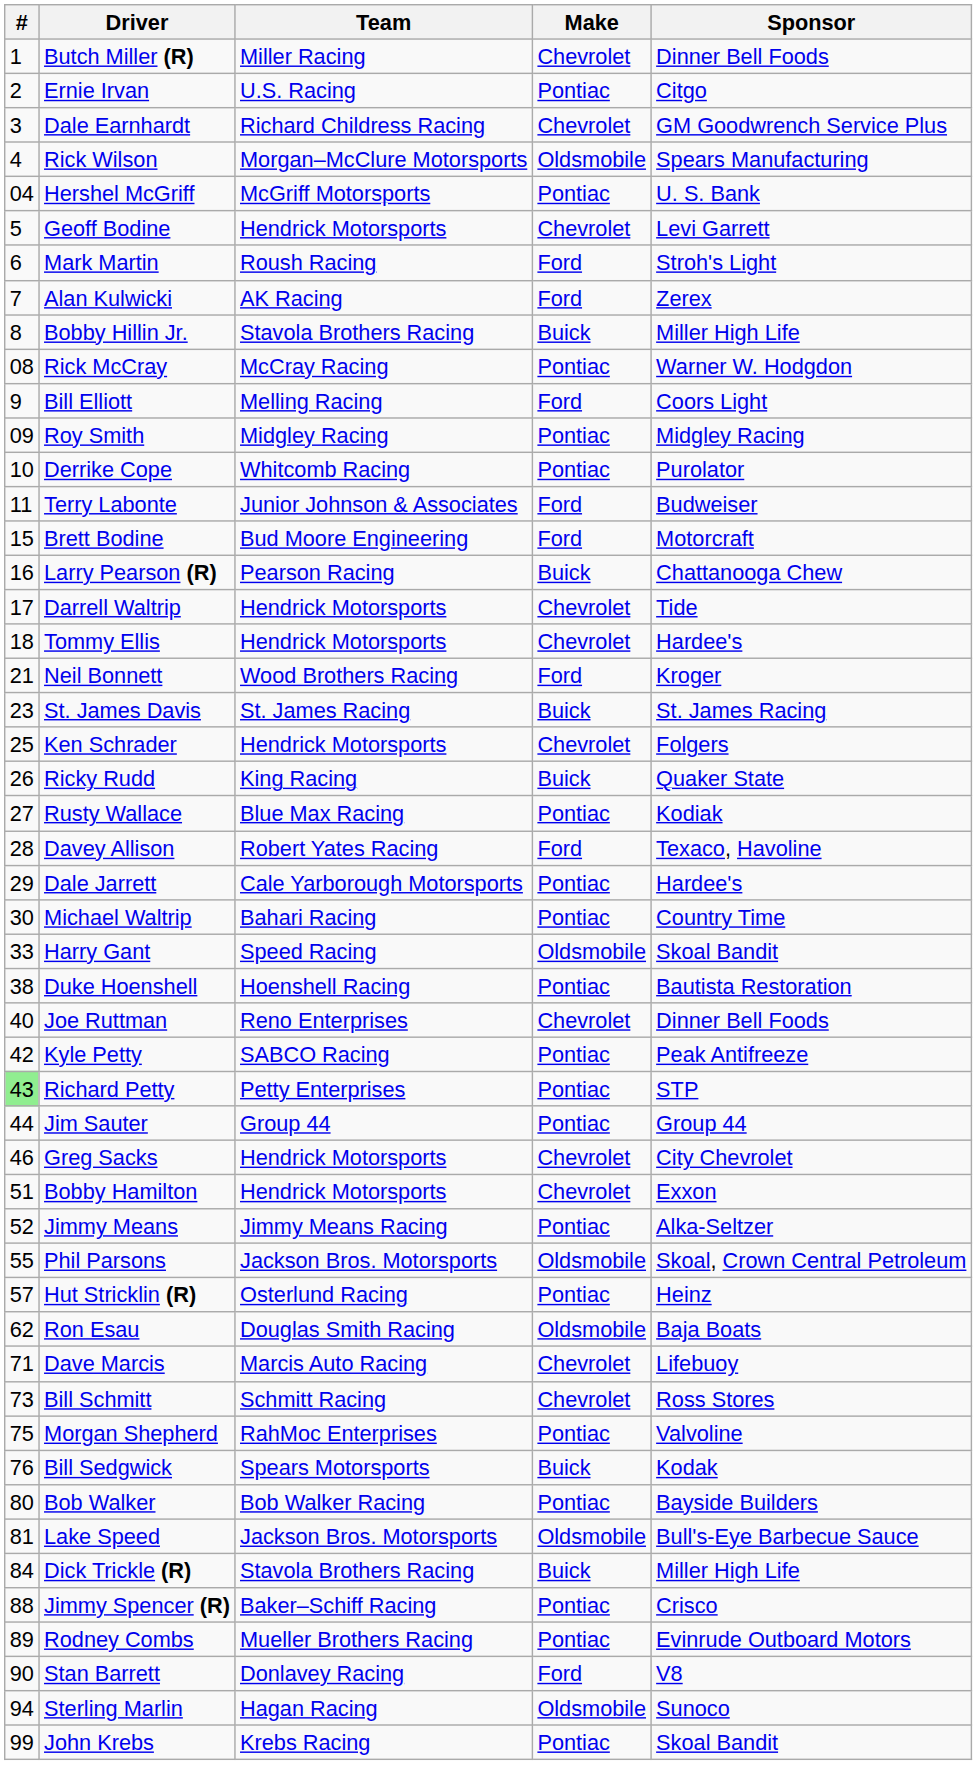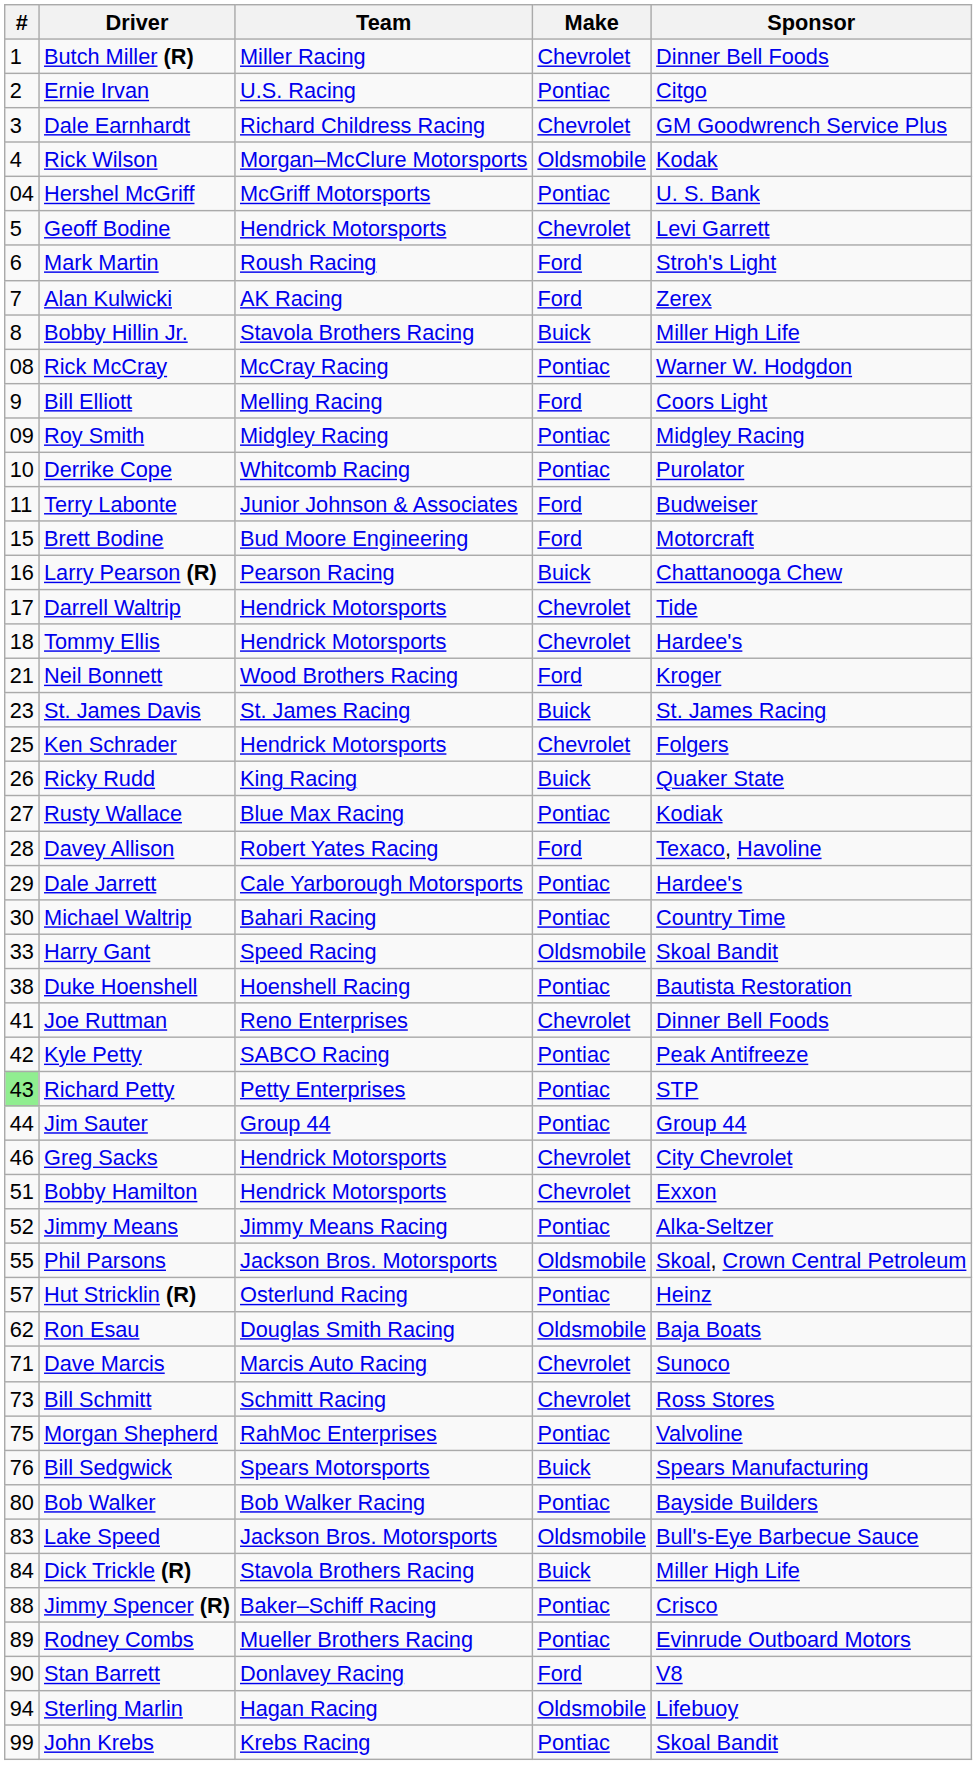(762, 160) Spears Manufacturing -> (687, 160) Kodak
(22, 1020) 40 -> (22, 1020) 41
(697, 1364) Lifebuoy -> (693, 1364) Sunoco
(687, 1467) Kodak -> (762, 1467) Spears Manufacturing
(22, 1536) 81 -> (22, 1536) 83
(693, 1708) Sunoco -> (697, 1708) Lifebuoy
